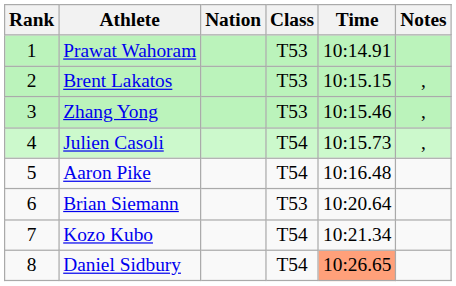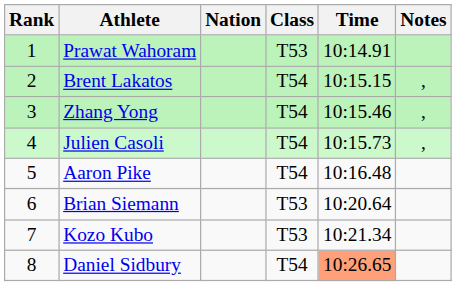(292, 81) T53 -> (292, 81) T54
(292, 111) T53 -> (292, 111) T54
(292, 234) T54 -> (292, 234) T53
